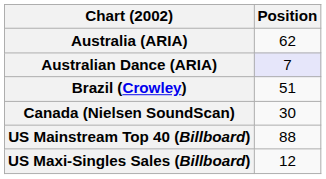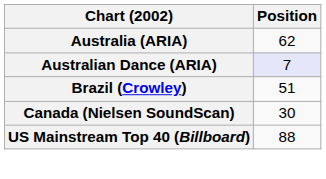- row: (129, 161)
